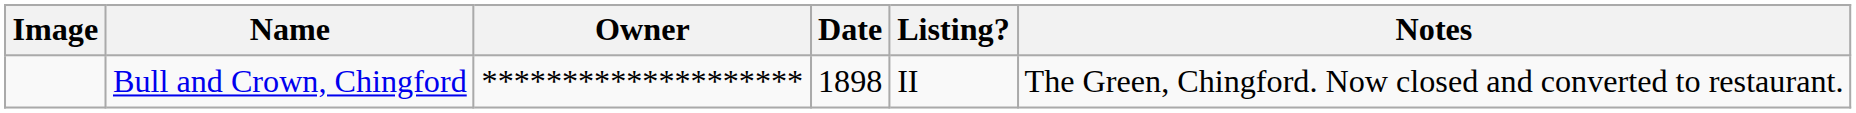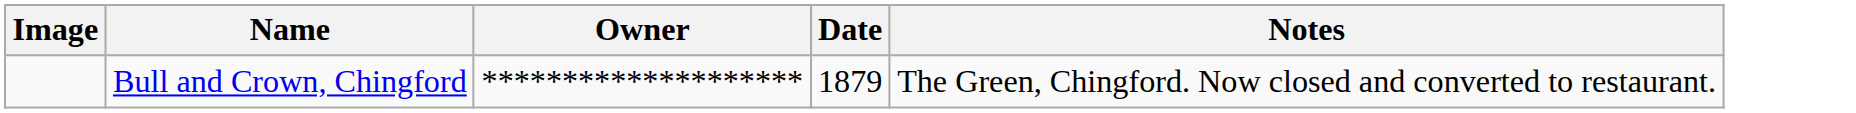- column: (953, 30)
(850, 81) 1898 -> (850, 81) 1879
